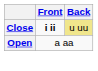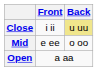(50, 27) bold -> (50, 27) normal
+ row: (20, 43)
